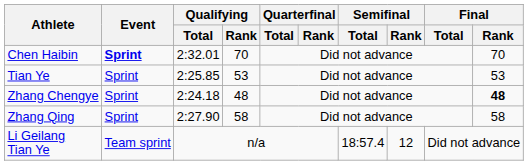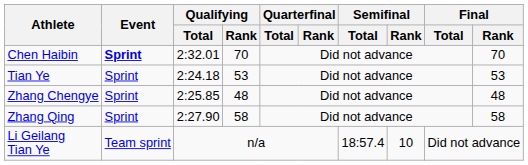(198, 76) 2:25.85 -> (198, 76) 2:24.18
(198, 96) 2:24.18 -> (198, 96) 2:25.85
(498, 96) bold -> (498, 96) normal
(406, 144) 12 -> (406, 144) 10
